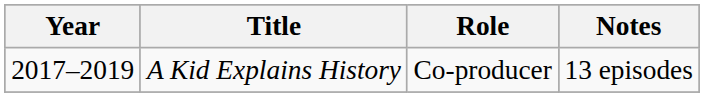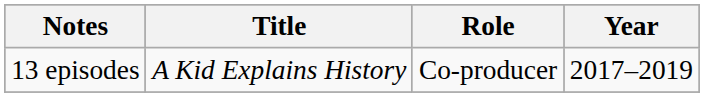columns swapped: (73, 26) <-> (629, 26)
